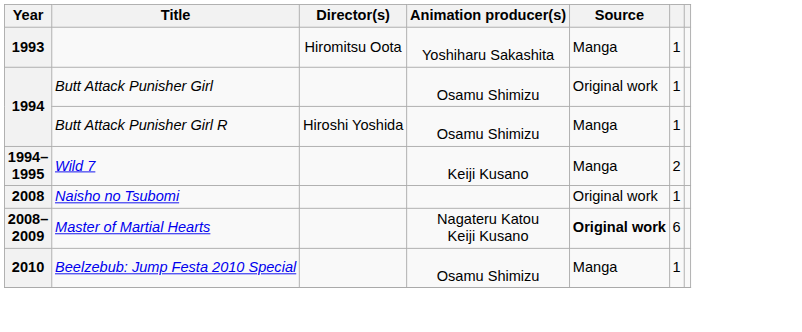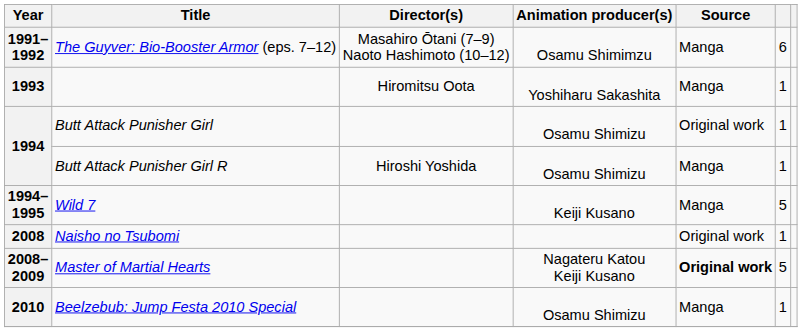+ row: (28, 47)
(677, 165) 2 -> (783, 205) 5
(677, 228) 6 -> (783, 267) 5
